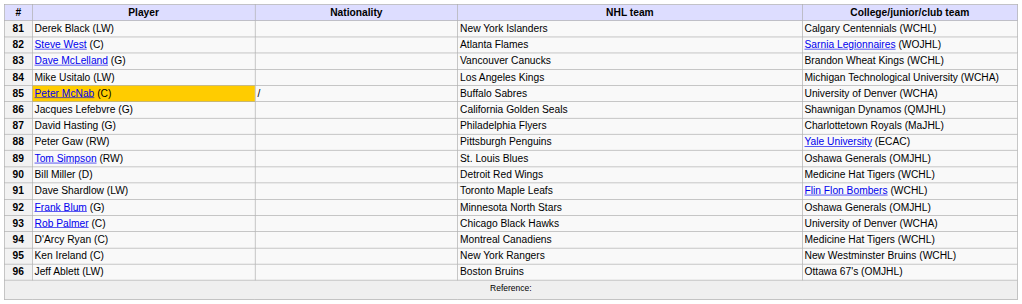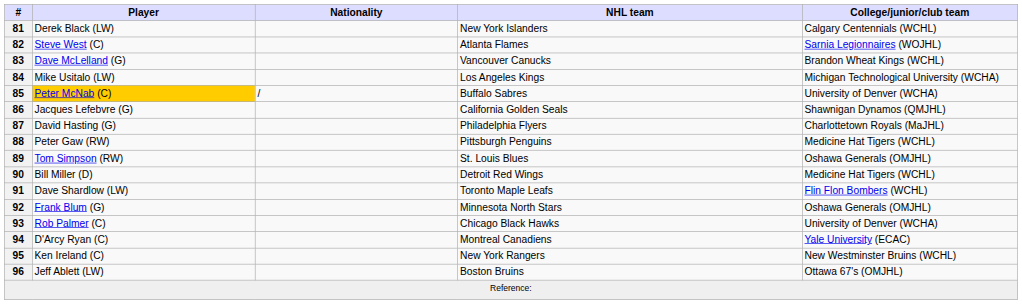(857, 142) Yale University (ECAC) -> (870, 142) Medicine Hat Tigers (WCHL)
(870, 239) Medicine Hat Tigers (WCHL) -> (857, 239) Yale University (ECAC)
